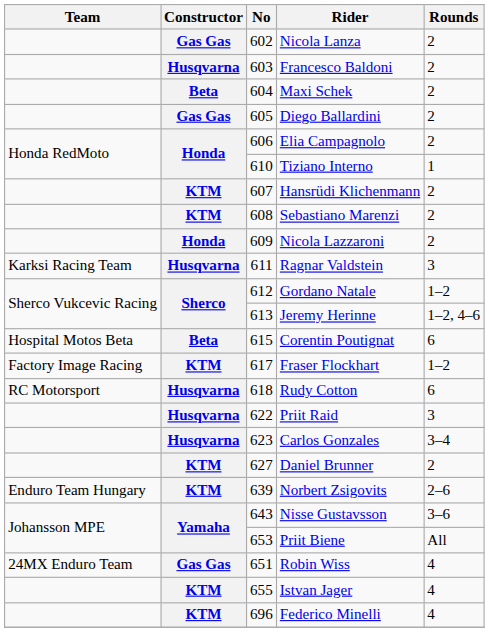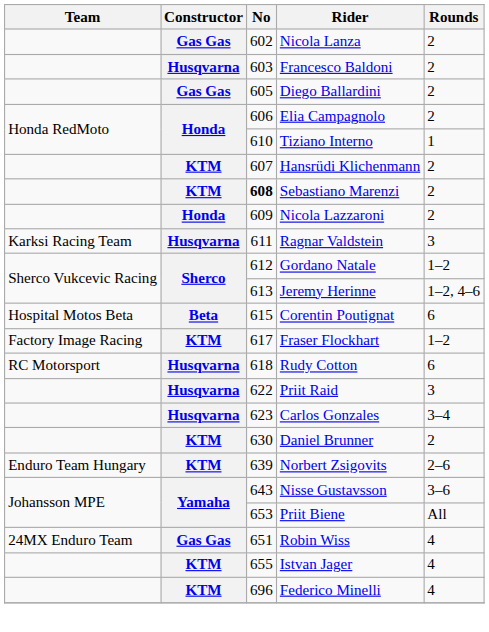- row: (316, 91)
(261, 215) normal -> (261, 190) bold
(261, 464) 627 -> (261, 439) 630
